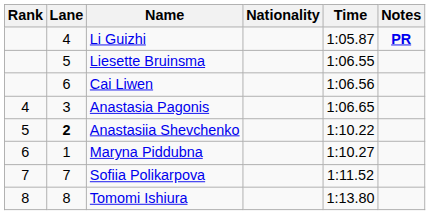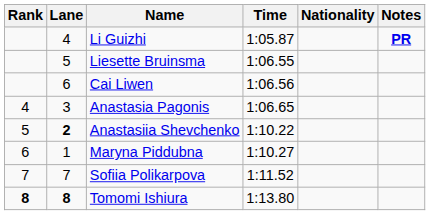columns swapped: (283, 15) <-> (350, 15)
(25, 198) normal -> (25, 198) bold
(66, 198) normal -> (66, 198) bold
